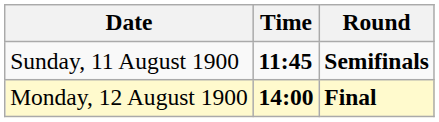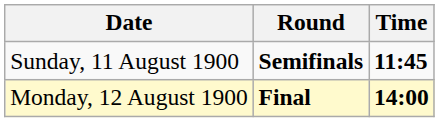columns swapped: (286, 23) <-> (377, 23)
